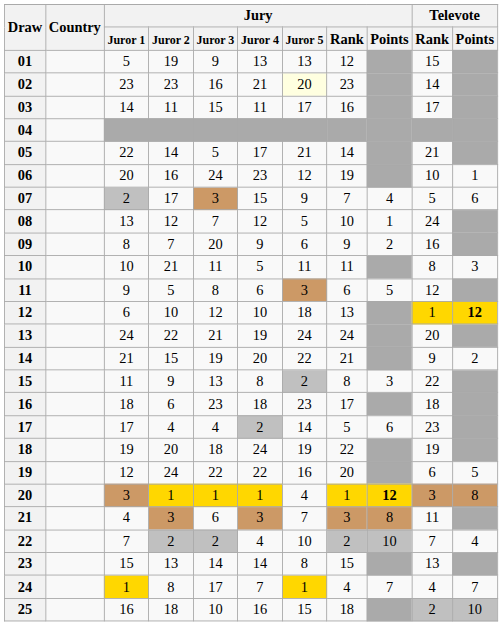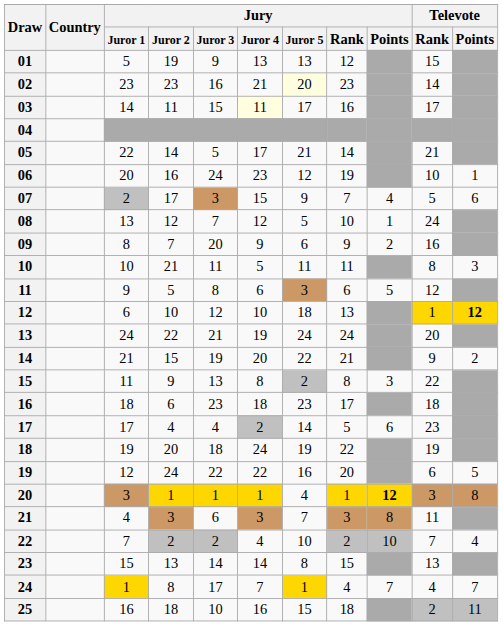(260, 107) no background -> (260, 107) lightyellow background
(475, 609) 10 -> (475, 609) 11
